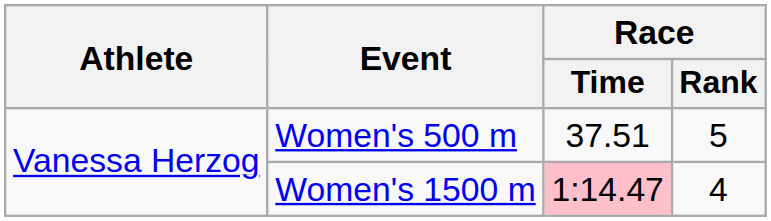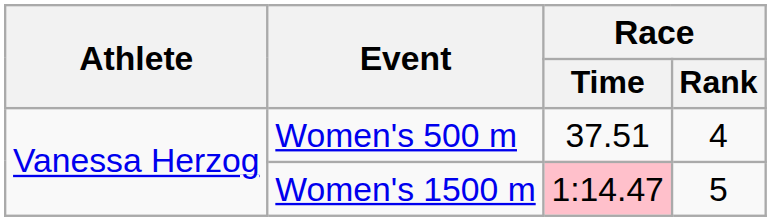(718, 136) 5 -> (718, 136) 4
(718, 189) 4 -> (718, 189) 5
